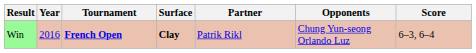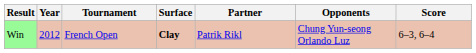(50, 34) 2016 -> (50, 34) 2012
(93, 34) bold -> (91, 34) normal
